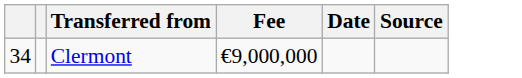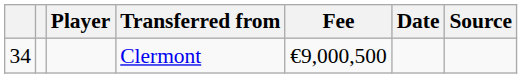+ column: (81, 21)
(269, 55) €9,000,000 -> (339, 55) €9,000,500
